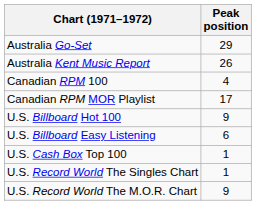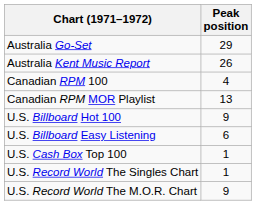(226, 99) 17 -> (226, 99) 13
